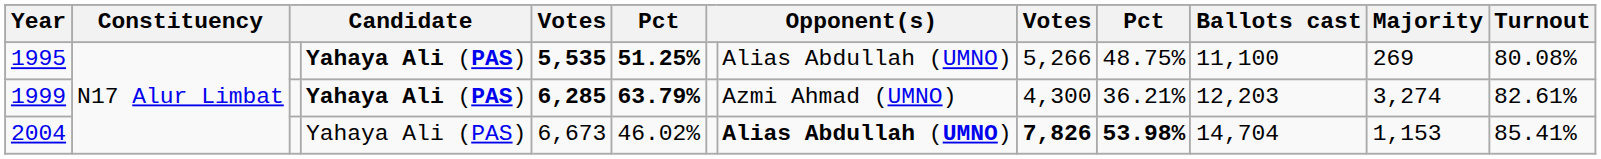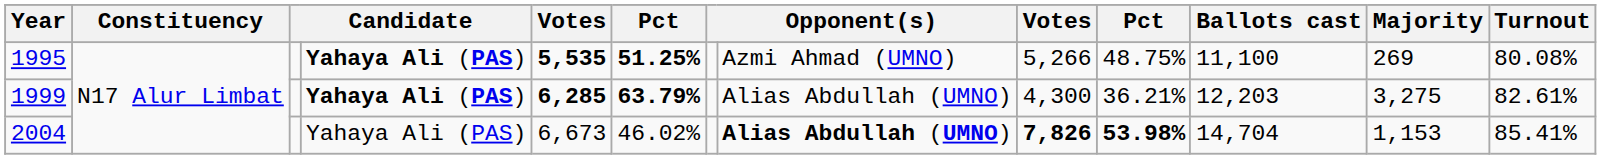(867, 61) Alias Abdullah (UMNO) -> (839, 61) Azmi Ahmad (UMNO)
(839, 98) Azmi Ahmad (UMNO) -> (867, 98) Alias Abdullah (UMNO)
(1407, 98) 3,274 -> (1407, 98) 3,275
